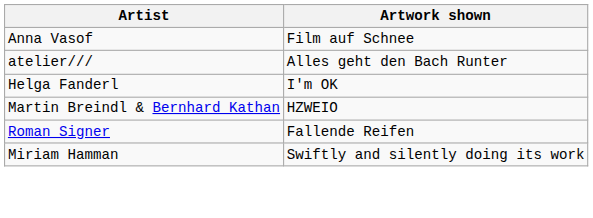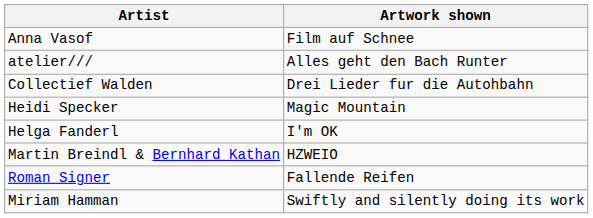+ row: (80, 85)
+ row: (63, 108)
